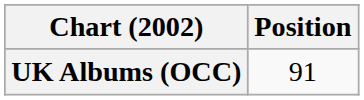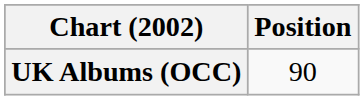(303, 71) 91 -> (303, 71) 90
